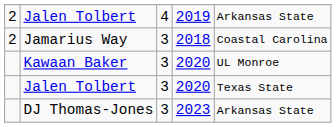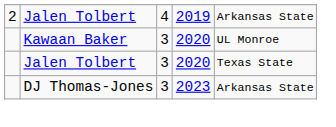- row: (75, 40)
